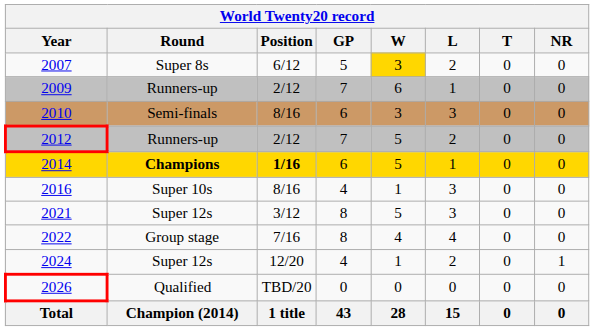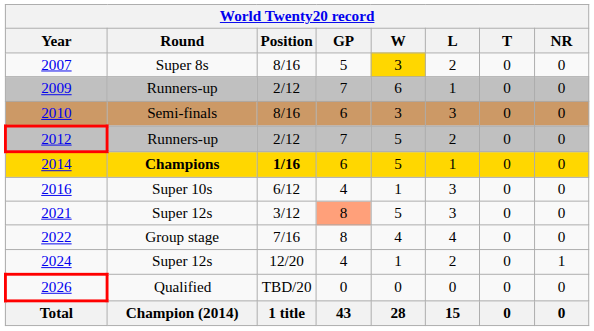(287, 64) 6/12 -> (287, 64) 8/16
(287, 189) 8/16 -> (287, 189) 6/12
(344, 213) no background -> (344, 213) lightsalmon background
